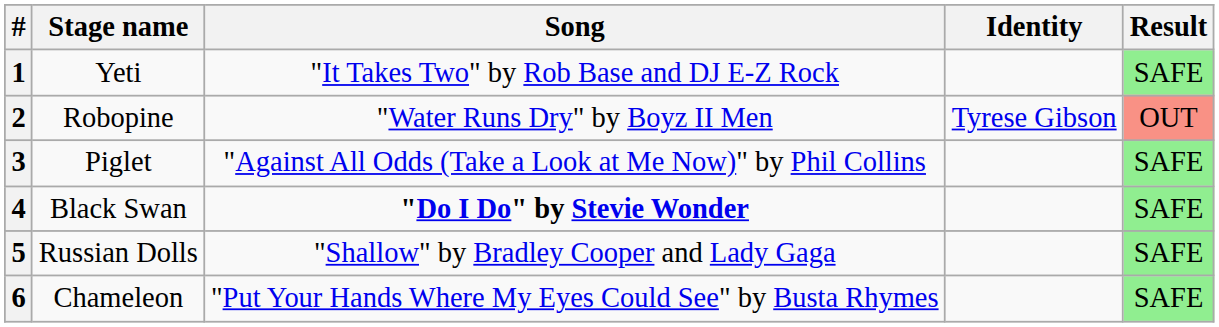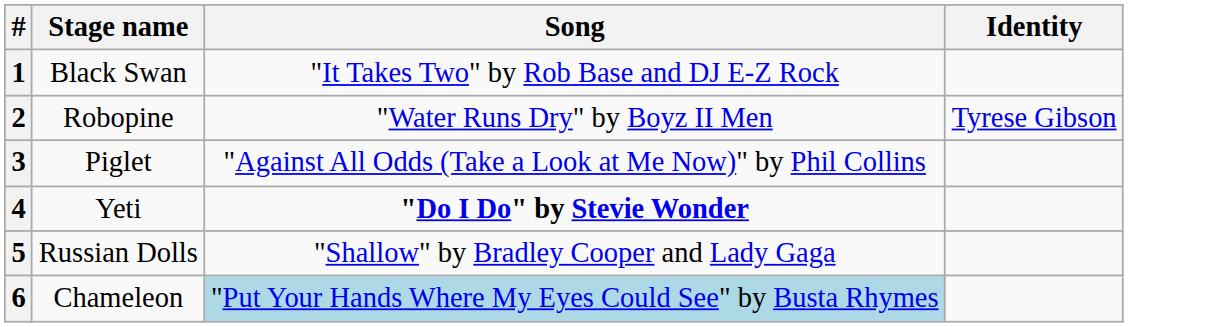- column: (1169, 27)
(118, 72) Yeti -> (118, 72) Black Swan
(118, 207) Black Swan -> (118, 207) Yeti
(575, 298) no background -> (575, 298) lightblue background
